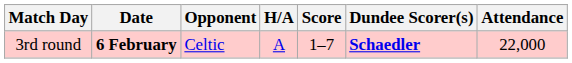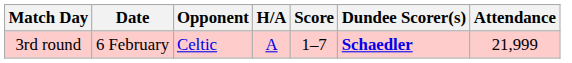(136, 44) bold -> (133, 44) normal
(522, 44) 22,000 -> (515, 44) 21,999
